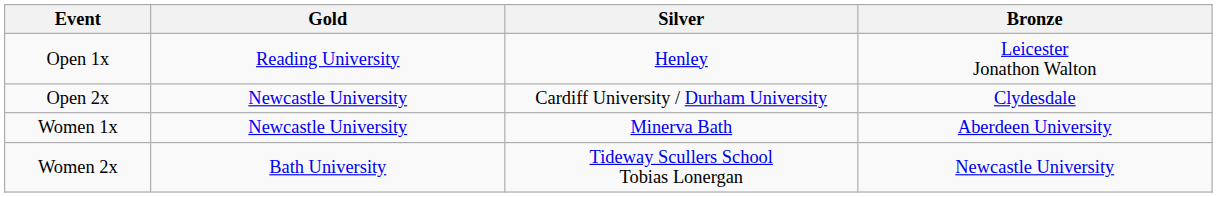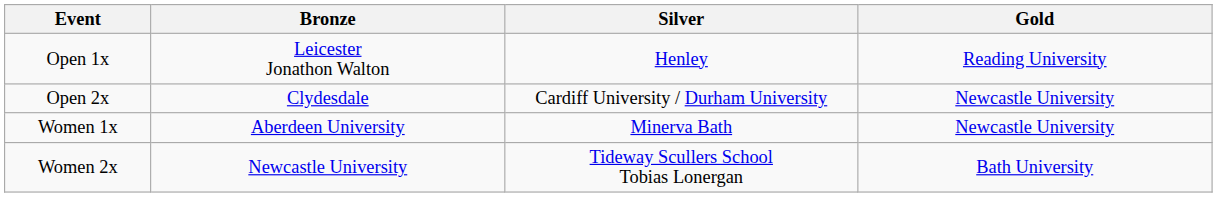columns swapped: (328, 19) <-> (1035, 19)
